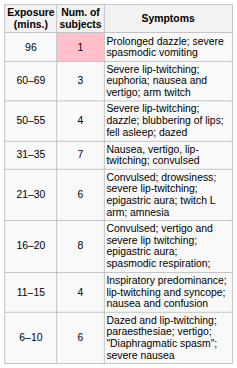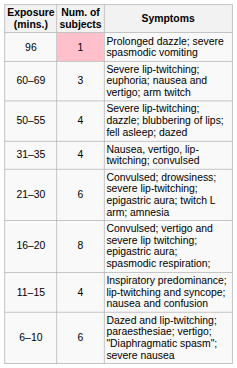(80, 155) 7 -> (80, 155) 4
